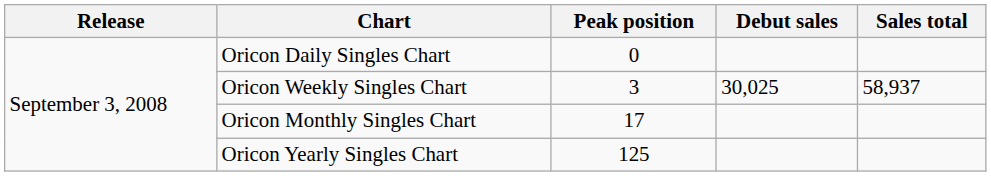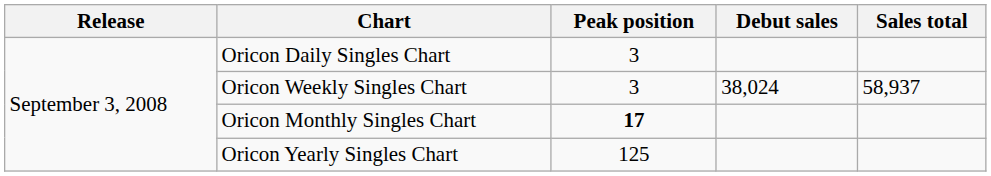(634, 54) 0 -> (634, 54) 3
(750, 87) 30,025 -> (750, 87) 38,024
(634, 120) normal -> (634, 120) bold
